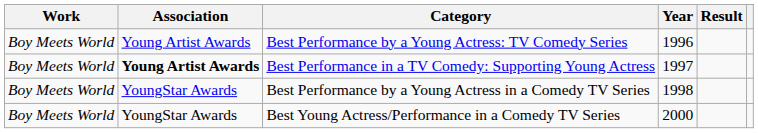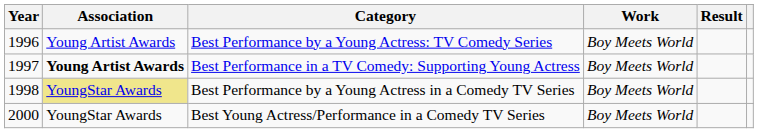columns swapped: (678, 16) <-> (61, 16)
(179, 90) no background -> (104, 90) khaki background
